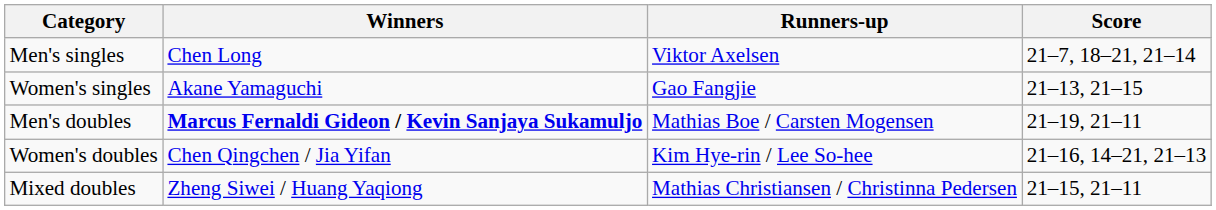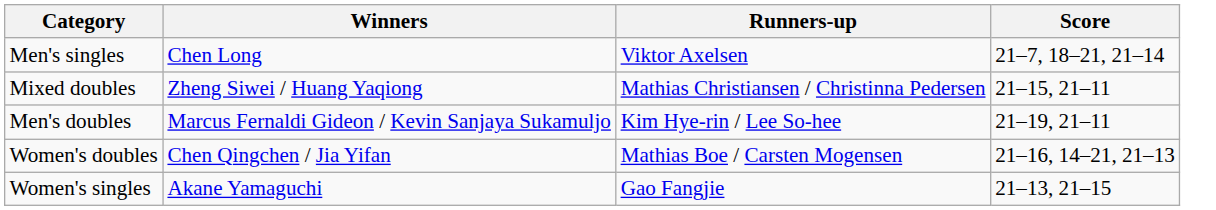rows swapped: (80, 88) <-> (73, 188)
(405, 121) bold -> (389, 121) normal
(793, 121) Mathias Boe / Carsten Mogensen -> (731, 121) Kim Hye-rin / Lee So-hee
(762, 155) Kim Hye-rin / Lee So-hee -> (761, 155) Mathias Boe / Carsten Mogensen
